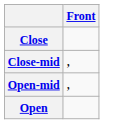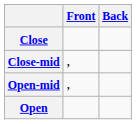+ column: (115, 16)
